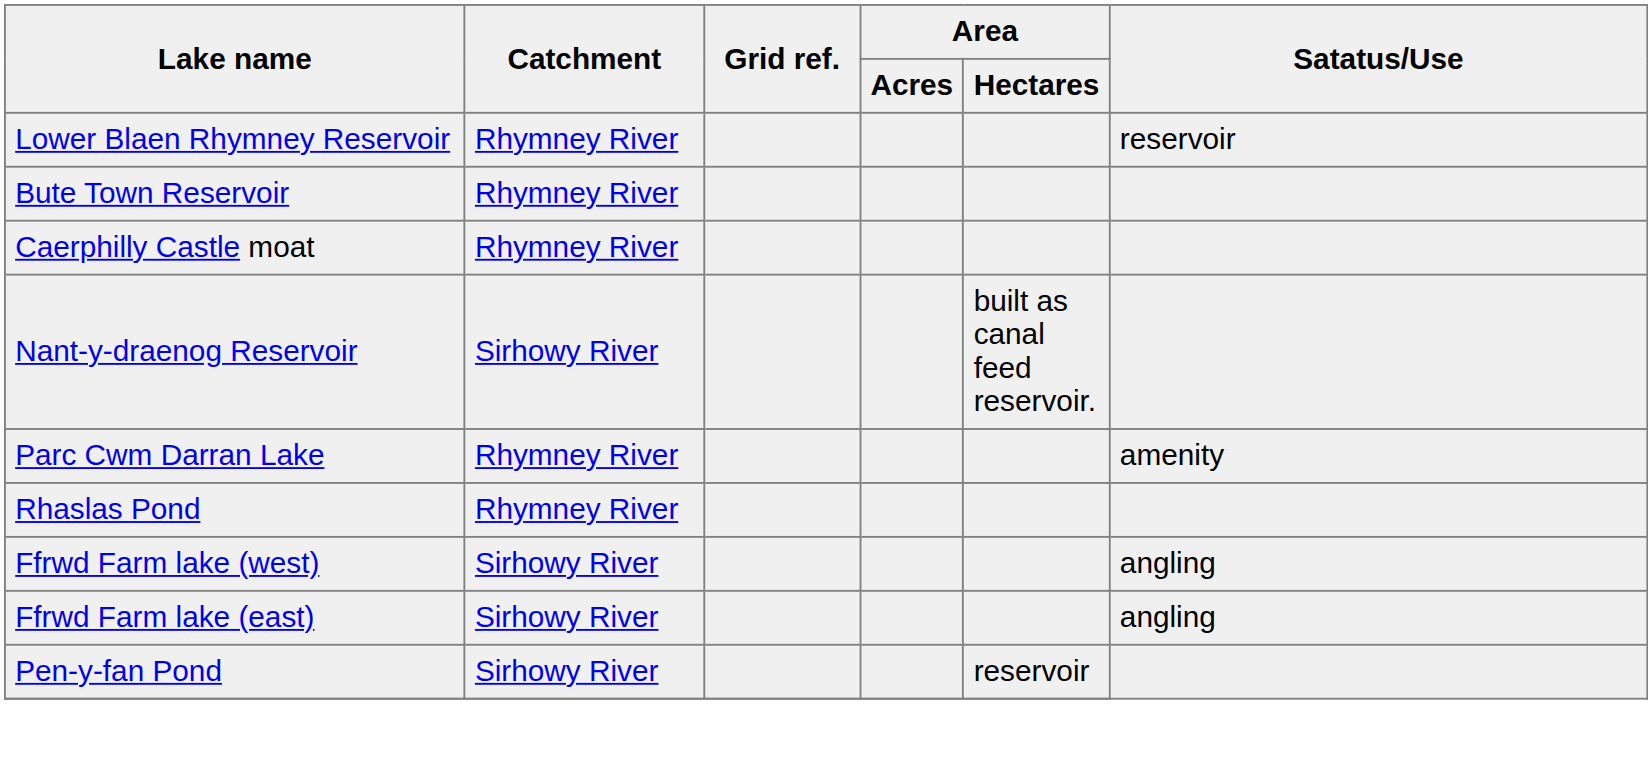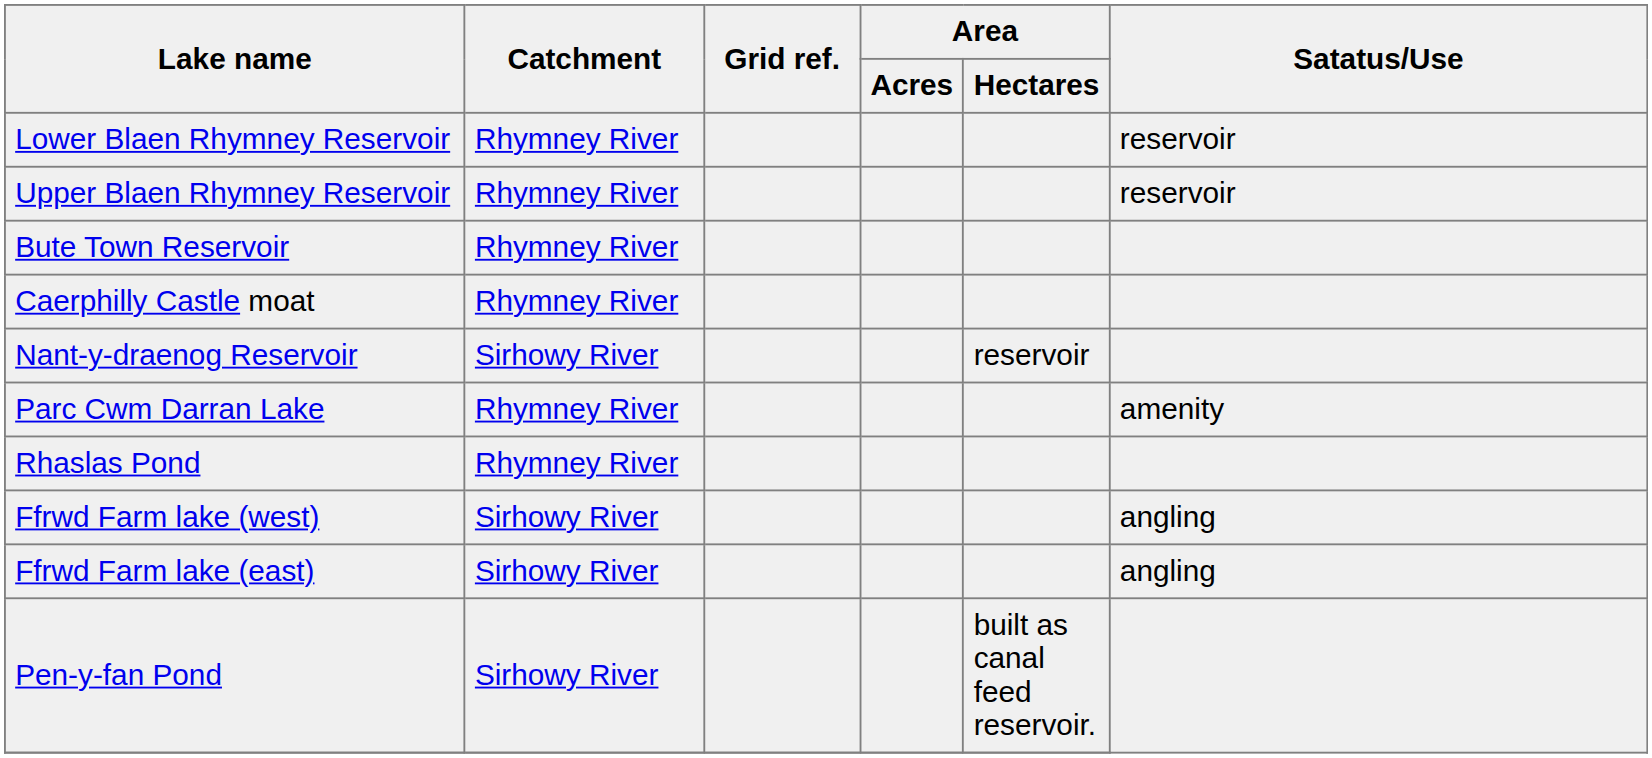+ row: (233, 193)
(1035, 351) built as canal feed reservoir. -> (1032, 355) reservoir
(1032, 671) reservoir -> (1035, 675) built as canal feed reservoir.
